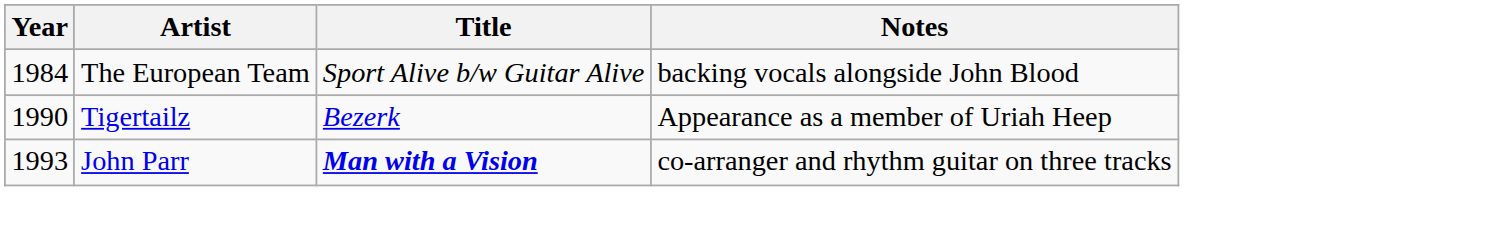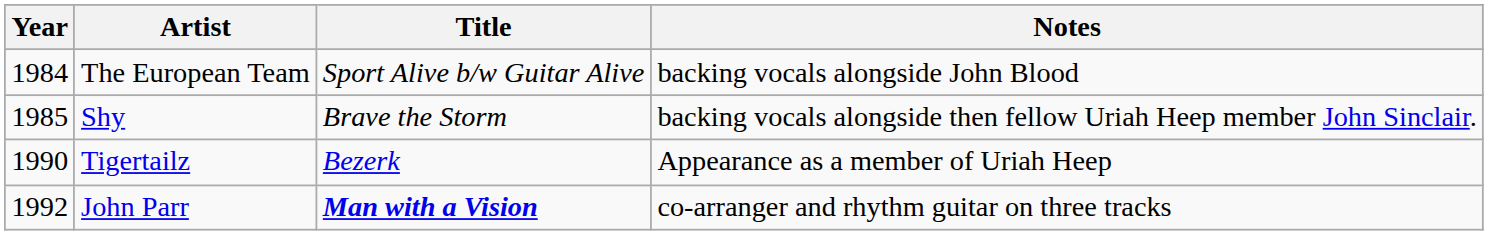+ row: (103, 116)
(40, 161) 1993 -> (40, 206) 1992
